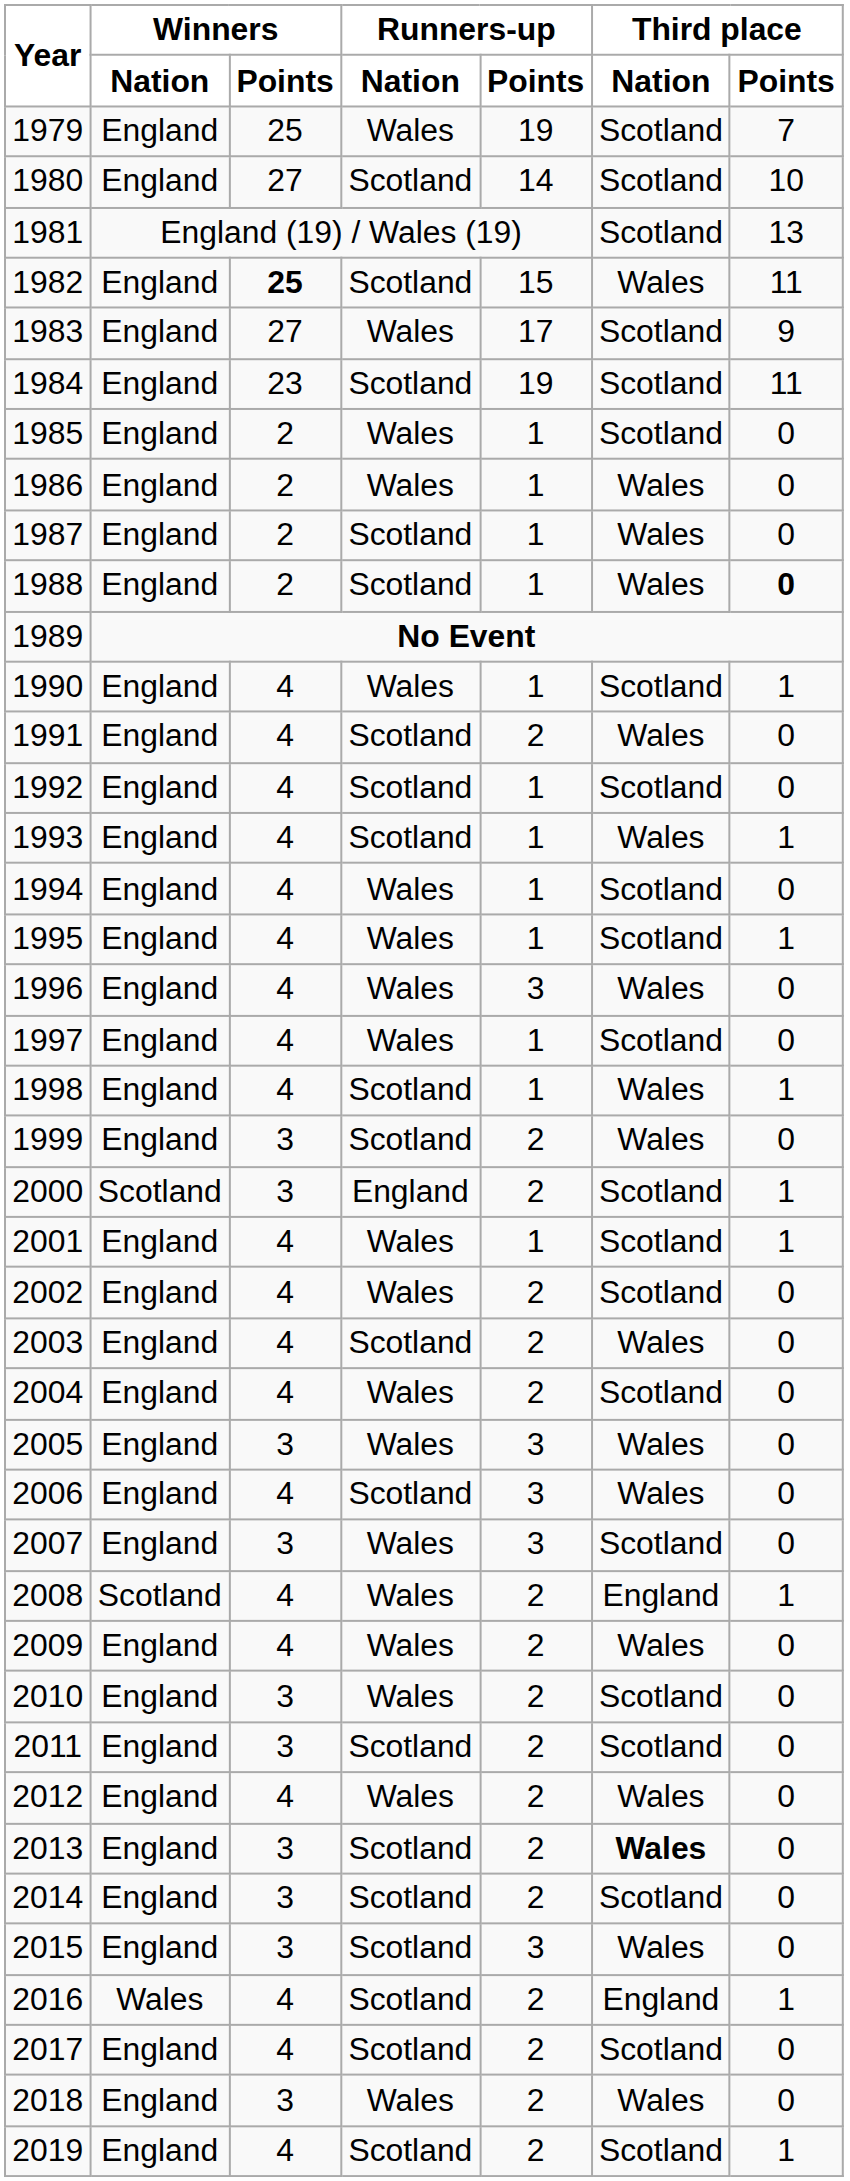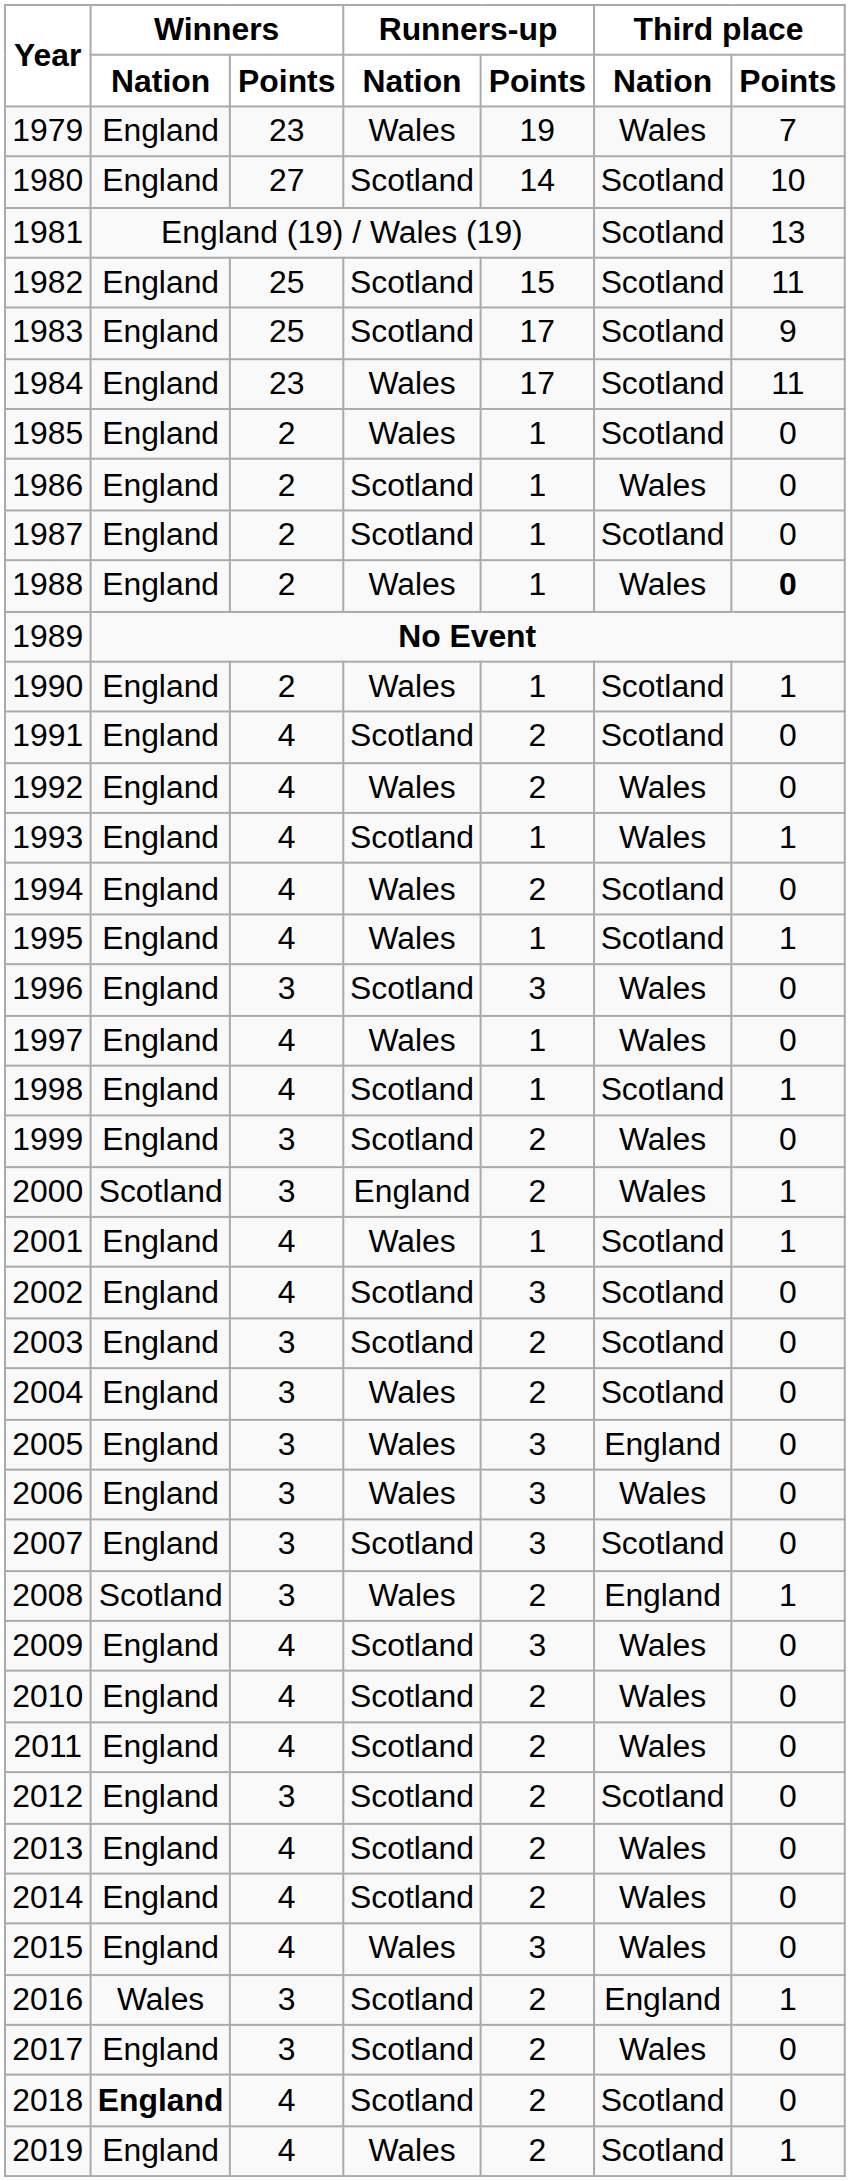(285, 130) 25 -> (287, 130) 23
(661, 130) Scotland -> (663, 130) Wales
(285, 282) bold -> (287, 282) normal
(661, 282) Wales -> (663, 282) Scotland
(285, 332) 27 -> (287, 332) 25
(410, 332) Wales -> (412, 332) Scotland
(410, 383) Scotland -> (412, 383) Wales
(536, 383) 19 -> (537, 383) 17
(410, 484) Wales -> (412, 484) Scotland
(661, 534) Wales -> (663, 534) Scotland
(410, 585) Scotland -> (412, 585) Wales
(285, 686) 4 -> (287, 686) 2
(661, 736) Wales -> (663, 736) Scotland
(410, 787) Scotland -> (412, 787) Wales
(536, 787) 1 -> (537, 787) 2
(661, 787) Scotland -> (663, 787) Wales
(536, 888) 1 -> (537, 888) 2
(285, 989) 4 -> (287, 989) 3
(410, 989) Wales -> (412, 989) Scotland
(661, 1039) Scotland -> (663, 1039) Wales
(661, 1090) Wales -> (663, 1090) Scotland
(661, 1191) Scotland -> (663, 1191) Wales
(410, 1292) Wales -> (412, 1292) Scotland
(536, 1292) 2 -> (537, 1292) 3
(285, 1342) 4 -> (287, 1342) 3
(661, 1342) Wales -> (663, 1342) Scotland
(285, 1393) 4 -> (287, 1393) 3
(661, 1443) Wales -> (663, 1443) England
(285, 1494) 4 -> (287, 1494) 3
(410, 1494) Scotland -> (412, 1494) Wales
(410, 1544) Wales -> (412, 1544) Scotland
(285, 1595) 4 -> (287, 1595) 3
(410, 1645) Wales -> (412, 1645) Scotland
(536, 1645) 2 -> (537, 1645) 3
(285, 1696) 3 -> (287, 1696) 4
(410, 1696) Wales -> (412, 1696) Scotland
(661, 1696) Scotland -> (663, 1696) Wales
(285, 1746) 3 -> (287, 1746) 4
(661, 1746) Scotland -> (663, 1746) Wales
(285, 1797) 4 -> (287, 1797) 3
(410, 1797) Wales -> (412, 1797) Scotland
(661, 1797) Wales -> (663, 1797) Scotland
(285, 1847) 3 -> (287, 1847) 4
(661, 1847) bold -> (663, 1847) normal
(285, 1898) 3 -> (287, 1898) 4
(661, 1898) Scotland -> (663, 1898) Wales
(285, 1948) 3 -> (287, 1948) 4
(410, 1948) Scotland -> (412, 1948) Wales
(285, 1999) 4 -> (287, 1999) 3
(285, 2049) 4 -> (287, 2049) 3
(661, 2049) Scotland -> (663, 2049) Wales
(160, 2100) normal -> (161, 2100) bold
(285, 2100) 3 -> (287, 2100) 4
(410, 2100) Wales -> (412, 2100) Scotland
(661, 2100) Wales -> (663, 2100) Scotland
(410, 2150) Scotland -> (412, 2150) Wales
